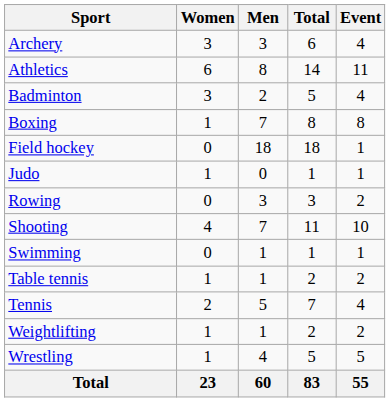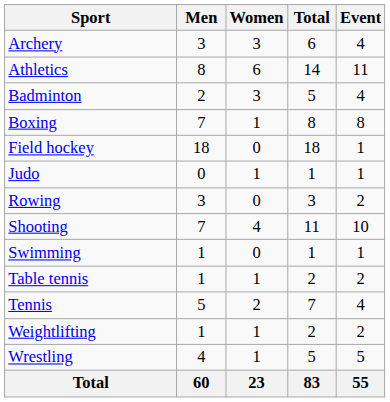columns swapped: (263, 17) <-> (208, 17)
